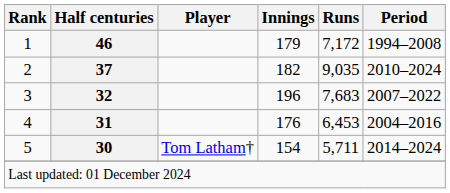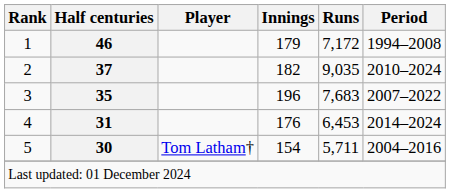(104, 95) 32 -> (104, 95) 35
(404, 122) 2004–2016 -> (404, 122) 2014–2024
(404, 148) 2014–2024 -> (404, 148) 2004–2016
